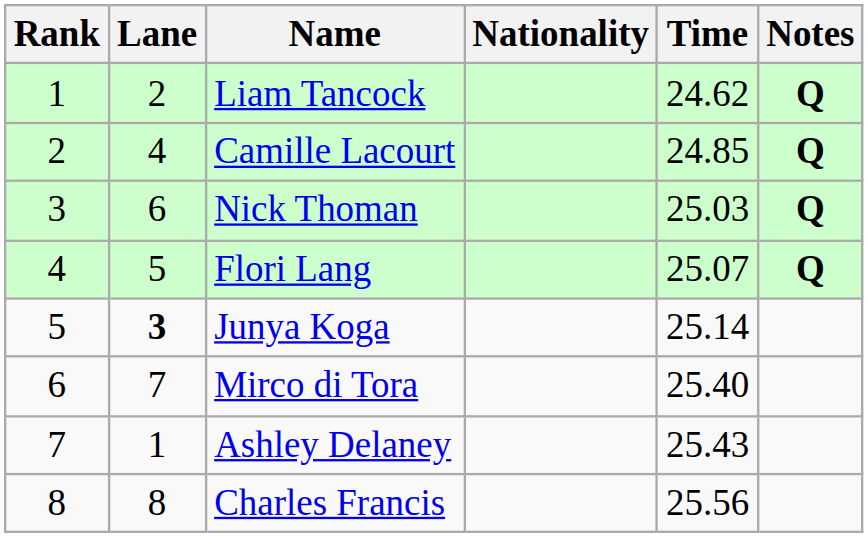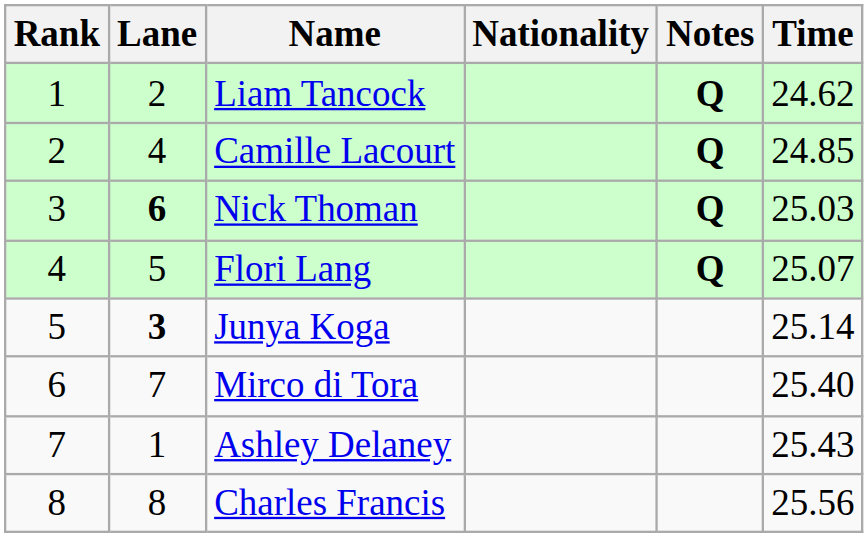columns swapped: (708, 33) <-> (810, 33)
(157, 209) normal -> (157, 209) bold
